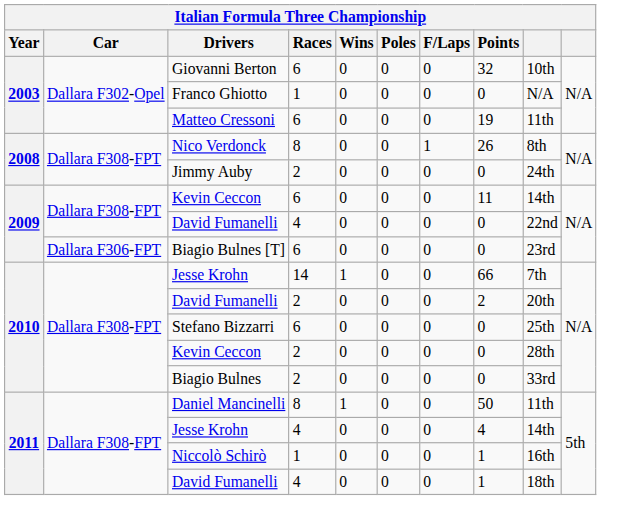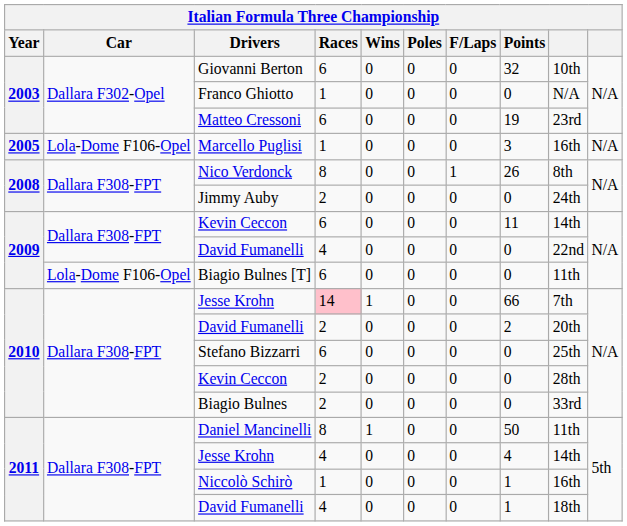(540, 120) 11th -> (567, 120) 23rd
+ row: (24, 146)
(104, 249) Dallara F306-FPT -> (119, 275) Lola-Dome F106-Opel
(541, 249) 23rd -> (566, 275) 11th
(301, 275) no background -> (327, 300) pink background
